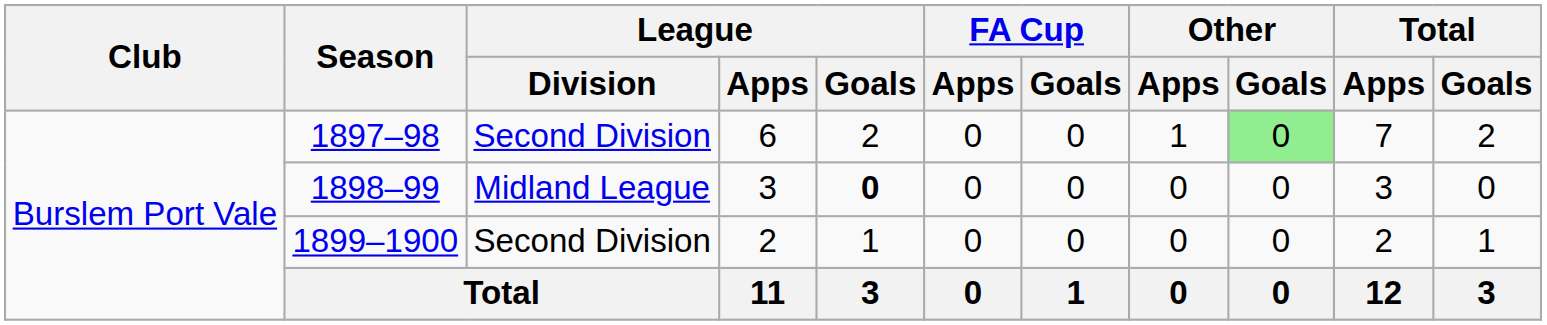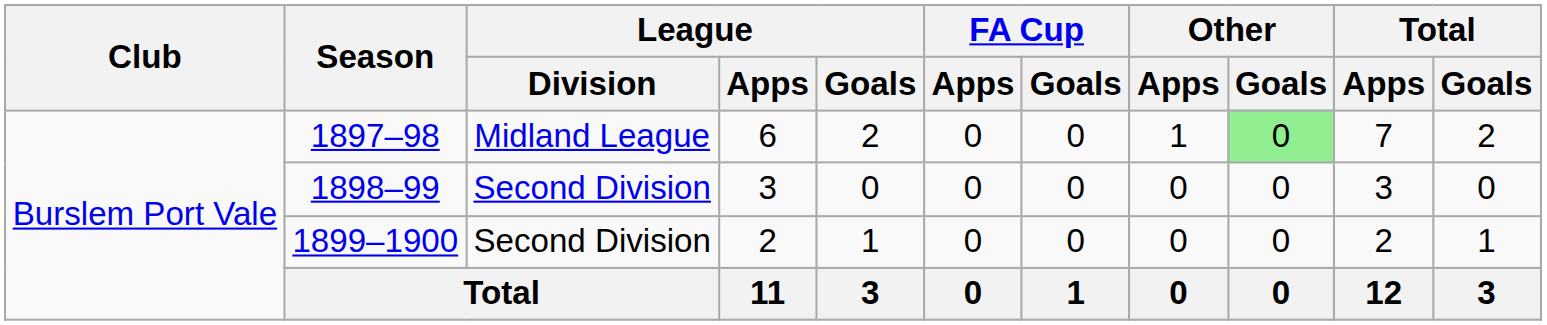(592, 135) Second Division -> (592, 135) Midland League
(592, 188) Midland League -> (592, 188) Second Division
(870, 188) bold -> (870, 188) normal
